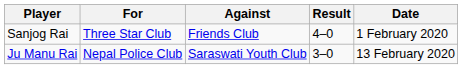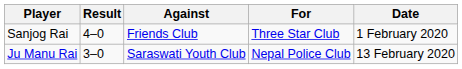columns swapped: (133, 14) <-> (332, 14)
